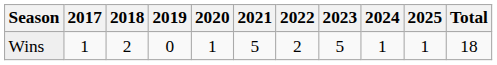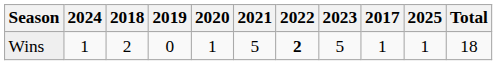columns swapped: (85, 18) <-> (382, 18)
(297, 45) normal -> (297, 45) bold
